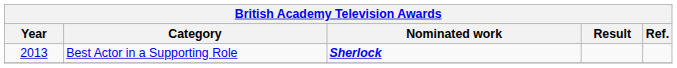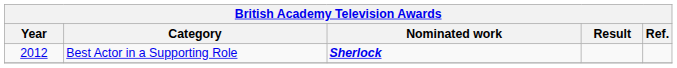(34, 53) 2013 -> (34, 53) 2012
